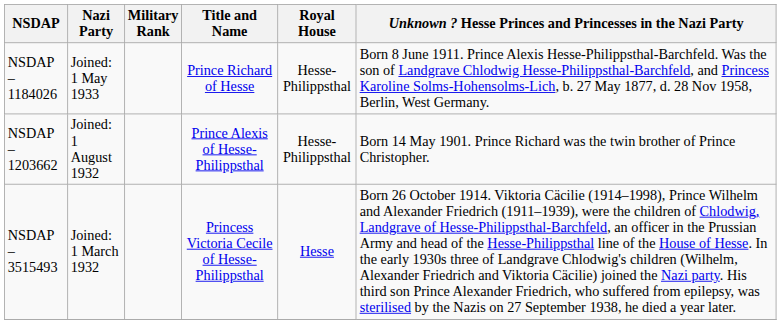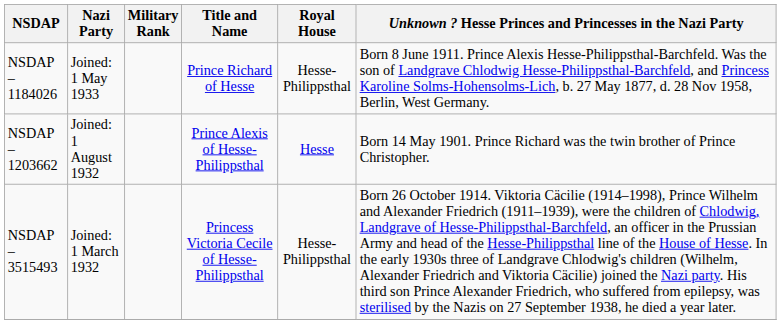(317, 149) Hesse-Philippsthal -> (317, 149) Hesse
(317, 251) Hesse -> (317, 251) Hesse-Philippsthal
